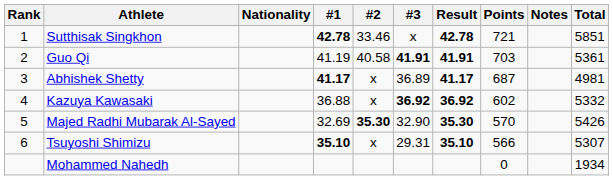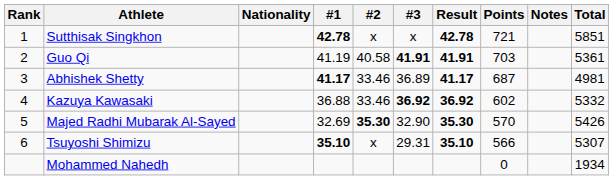(373, 36) 33.46 -> (373, 36) x
(373, 79) x -> (373, 79) 33.46
(373, 100) x -> (373, 100) 33.46
